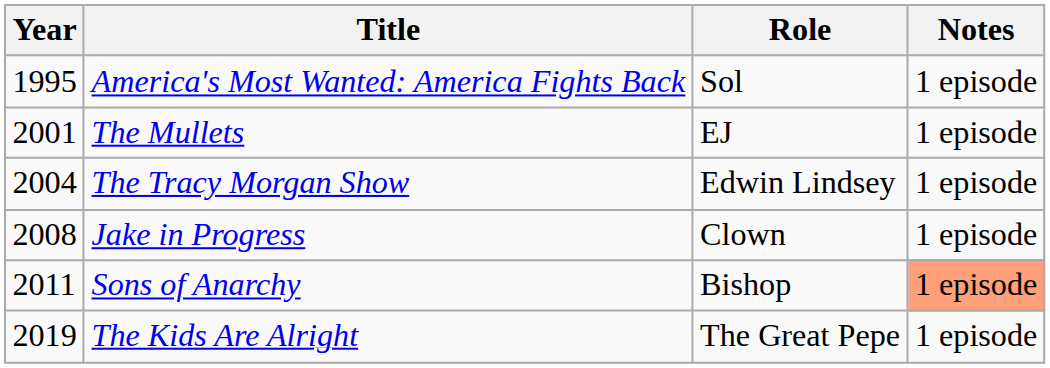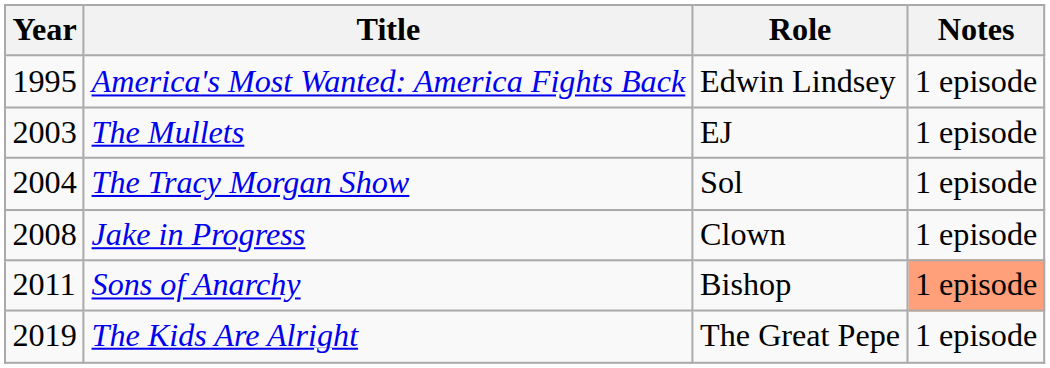(722, 81) Sol -> (798, 81) Edwin Lindsey
(45, 132) 2001 -> (45, 132) 2003
(798, 183) Edwin Lindsey -> (722, 183) Sol
